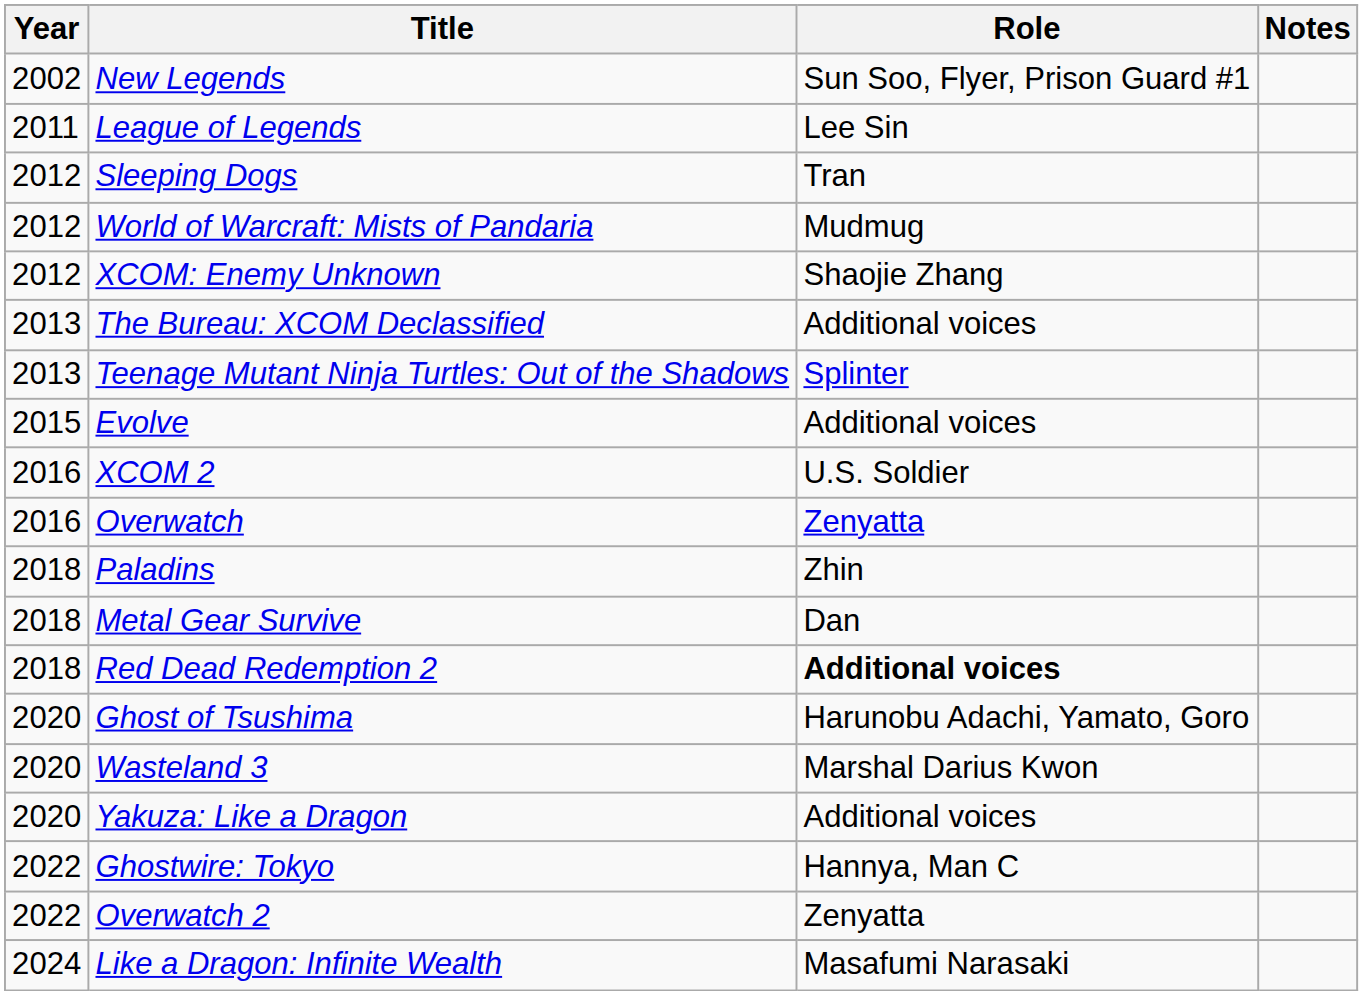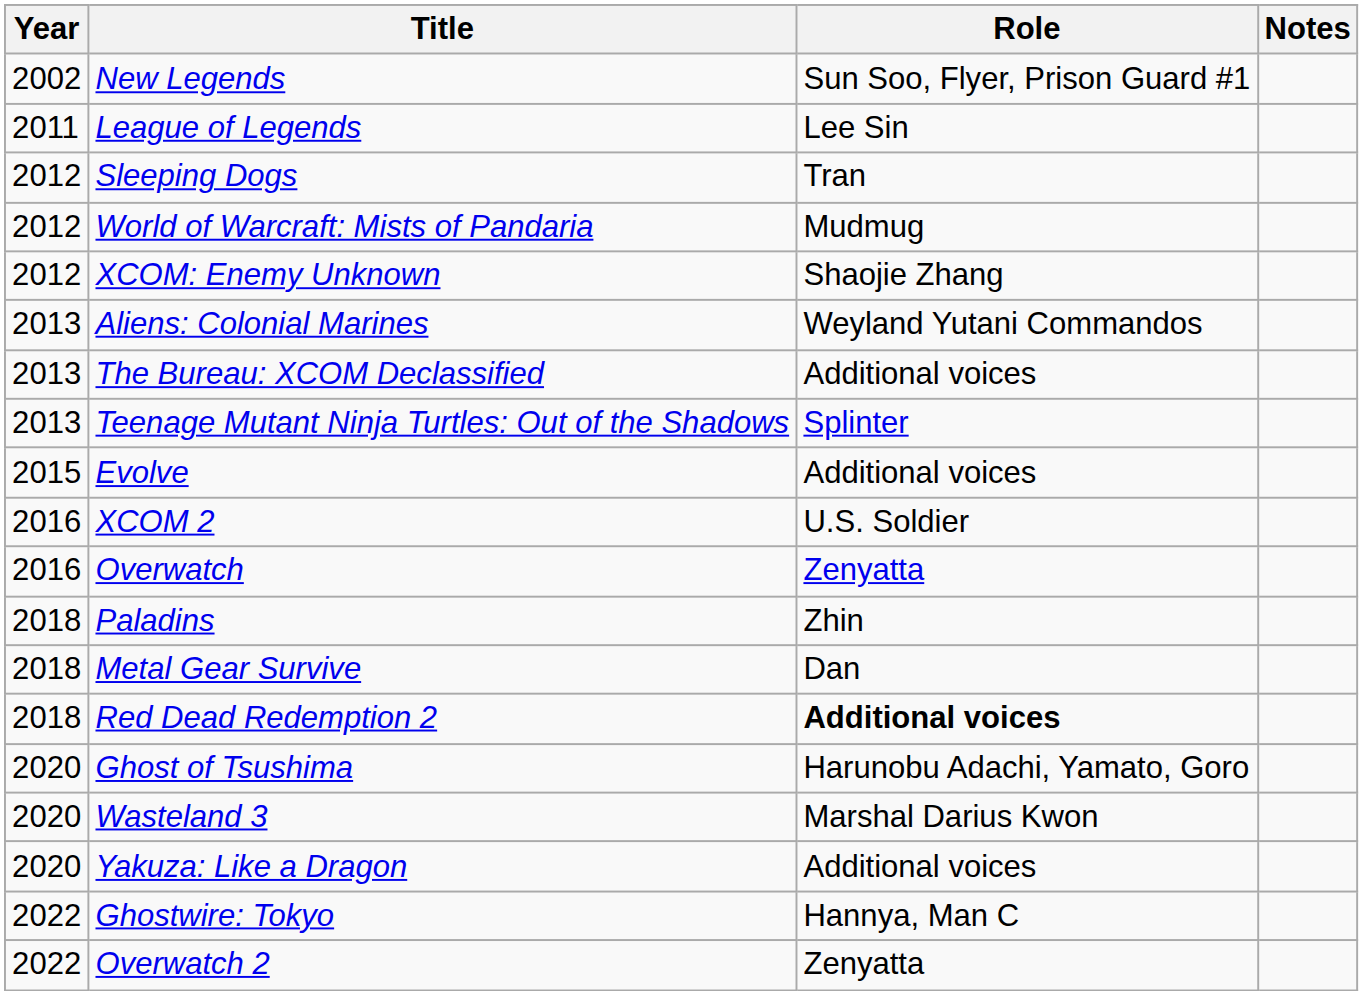+ row: (262, 324)
- row: (299, 964)
